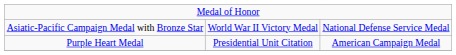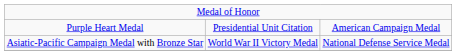rows swapped: (105, 43) <-> (105, 27)
